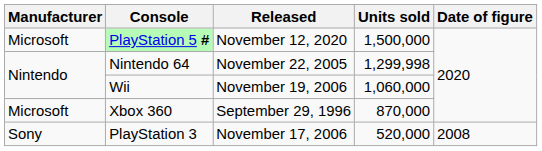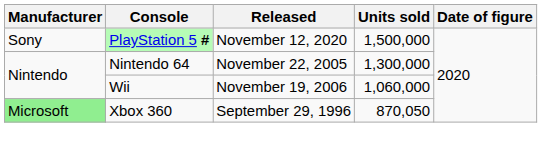(38, 40) Microsoft -> (25, 40) Sony
(397, 64) 1,299,998 -> (397, 64) 1,300,000
(38, 111) no background -> (38, 111) lightgreen background
(403, 111) 870,000 -> (403, 111) 870,050
- row: (153, 134)
